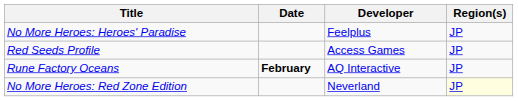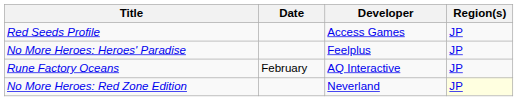rows swapped: (53, 50) <-> (96, 31)
(286, 68) bold -> (284, 68) normal
